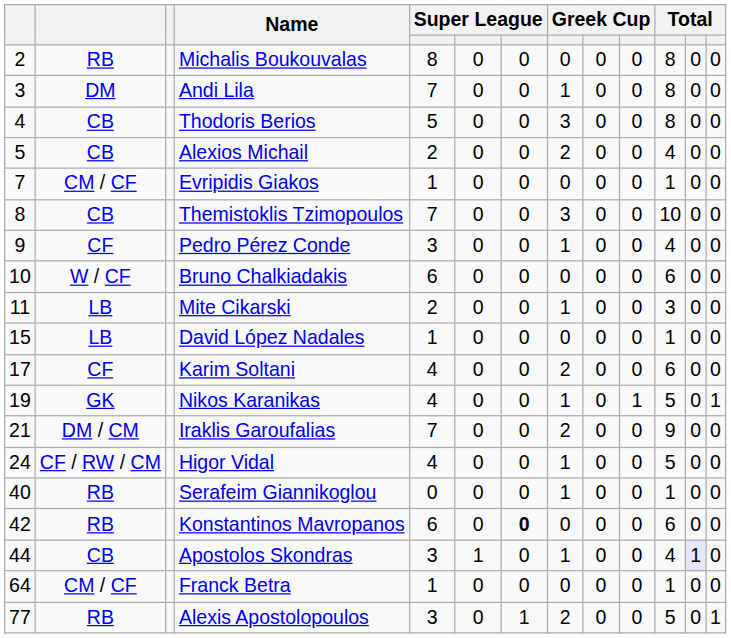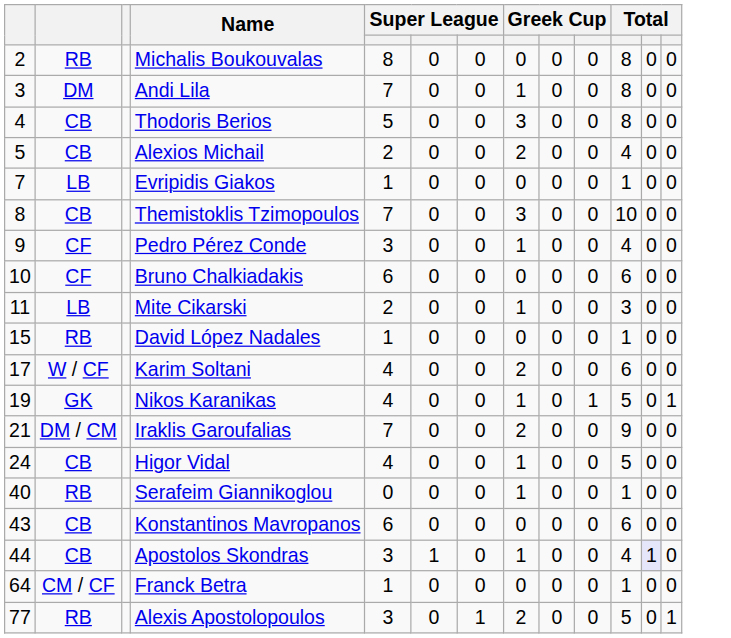(100, 183) CM / CF -> (78, 183) LB
(100, 276) W / CF -> (78, 276) CF
(100, 338) LB -> (78, 338) RB
(100, 369) CF -> (78, 369) W / CF
(100, 462) CF / RW / CM -> (78, 462) CB
(20, 524) 42 -> (20, 524) 43
(100, 524) RB -> (78, 524) CB
(524, 524) bold -> (480, 524) normal
